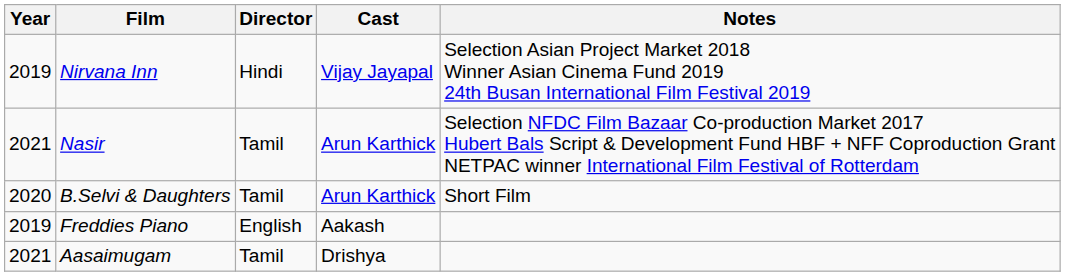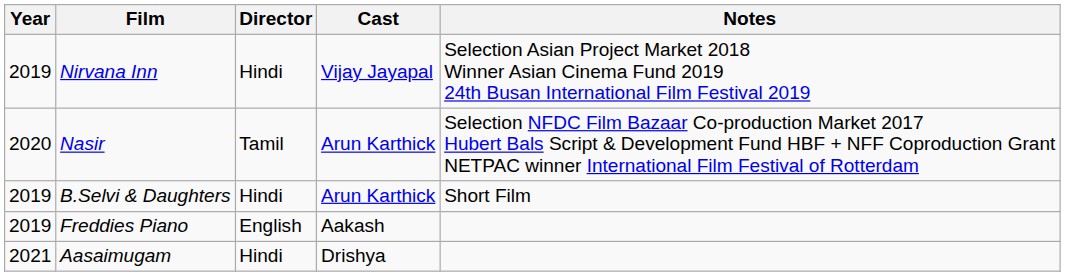(30, 144) 2021 -> (30, 144) 2020
(30, 195) 2020 -> (30, 195) 2019
(262, 195) Tamil -> (261, 195) Hindi
(262, 256) Tamil -> (261, 256) Hindi
